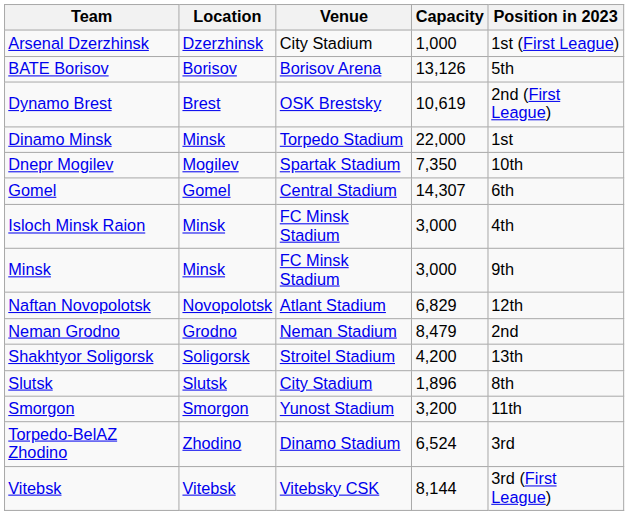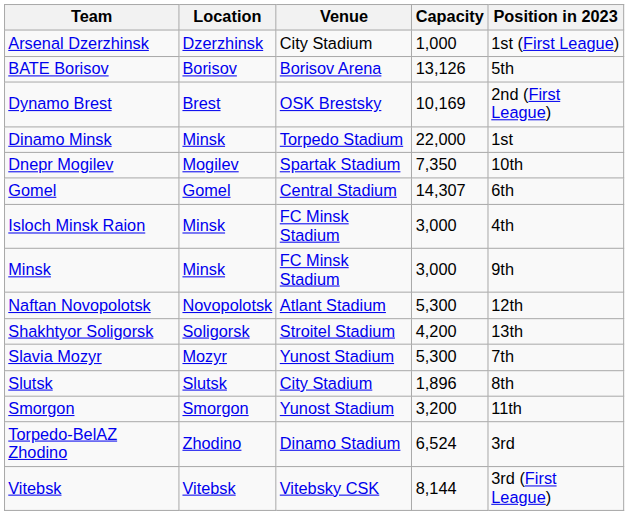(441, 104) 10,619 -> (441, 104) 10,169
(436, 305) 6,829 -> (436, 305) 5,300
- row: (64, 331)
+ row: (55, 357)
